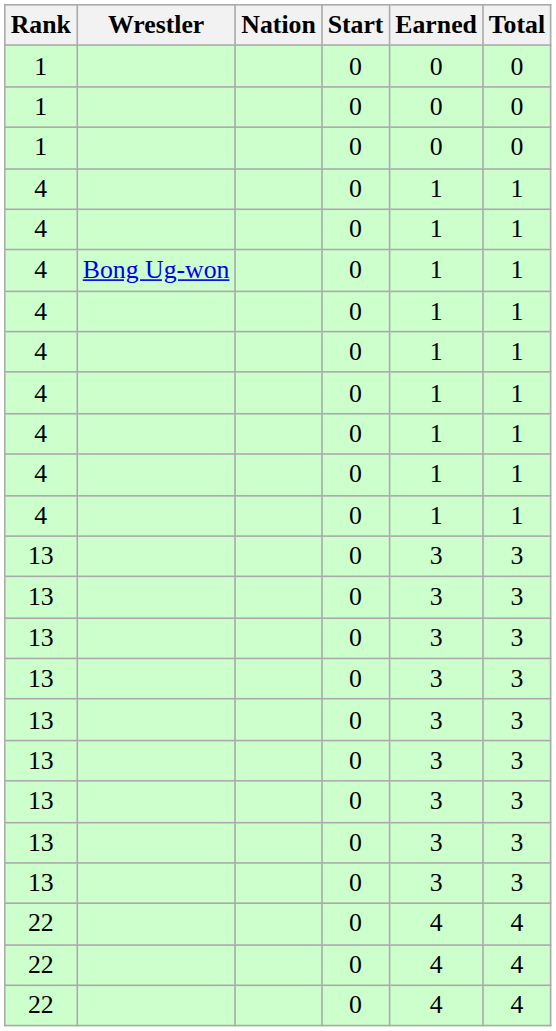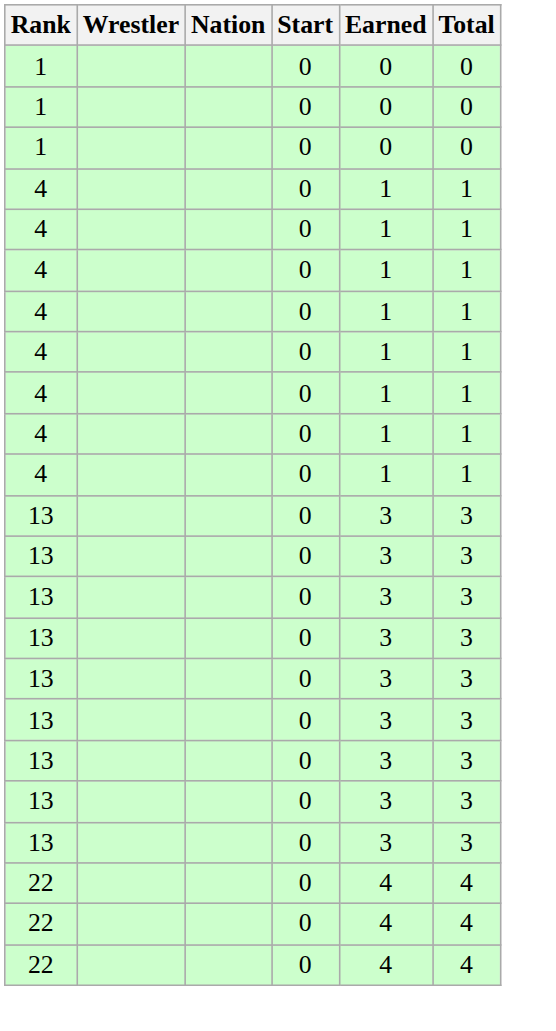- row: (41, 270)
